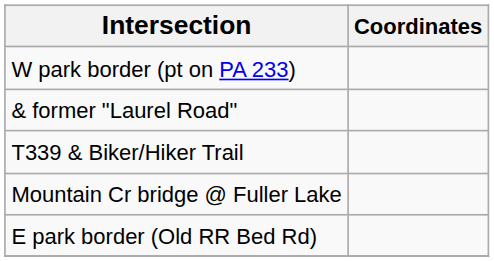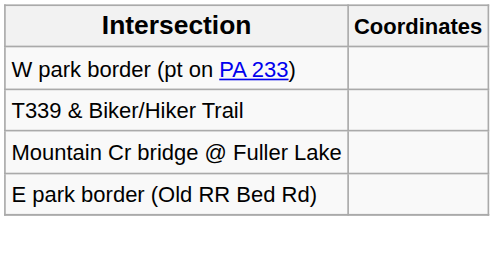- row: (124, 111)
